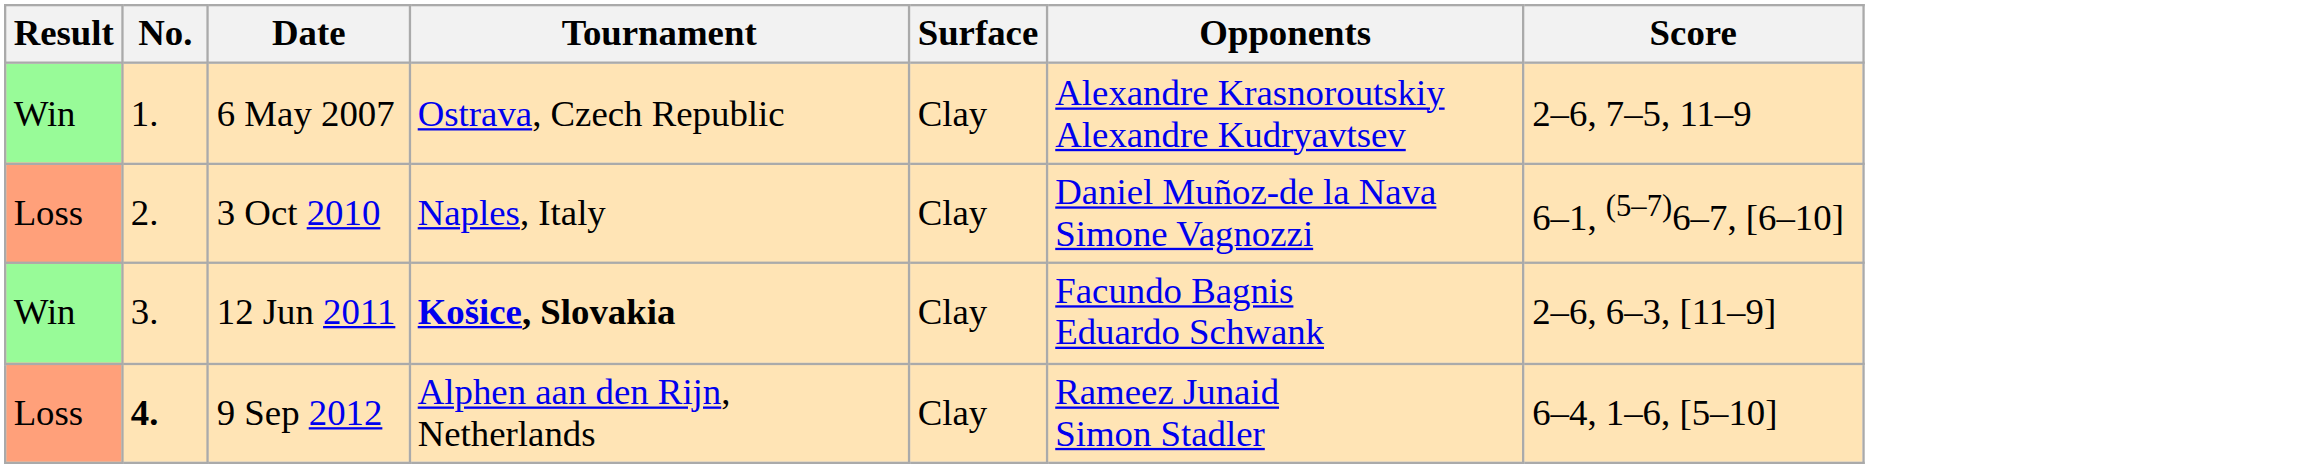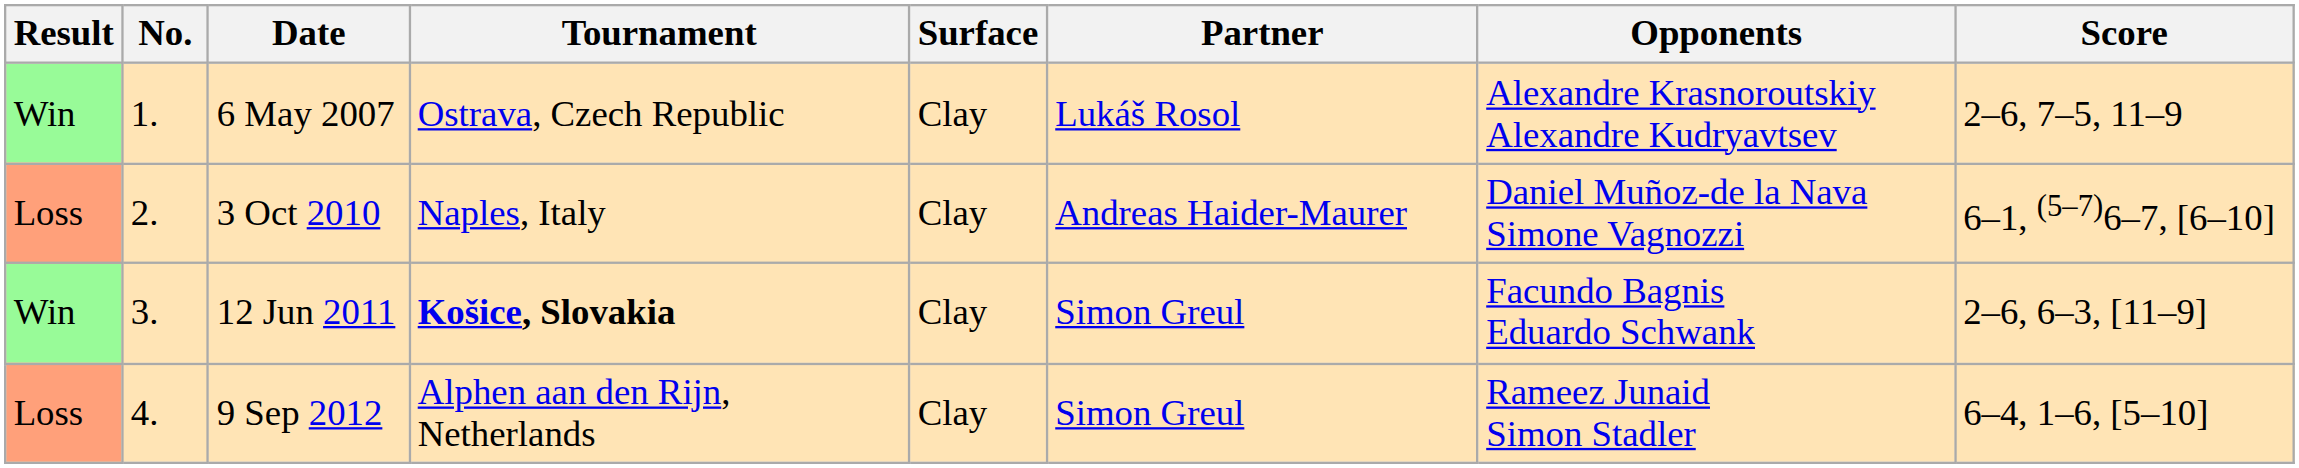+ column: (1262, 33)
(145, 412) bold -> (145, 412) normal
